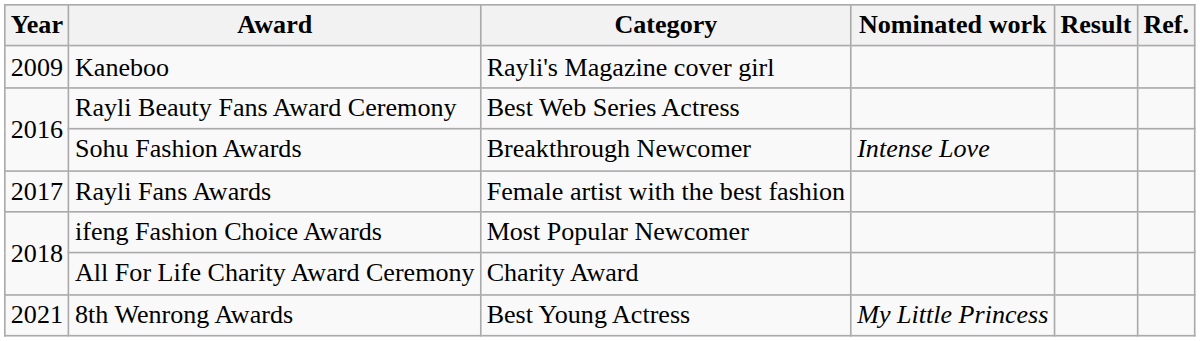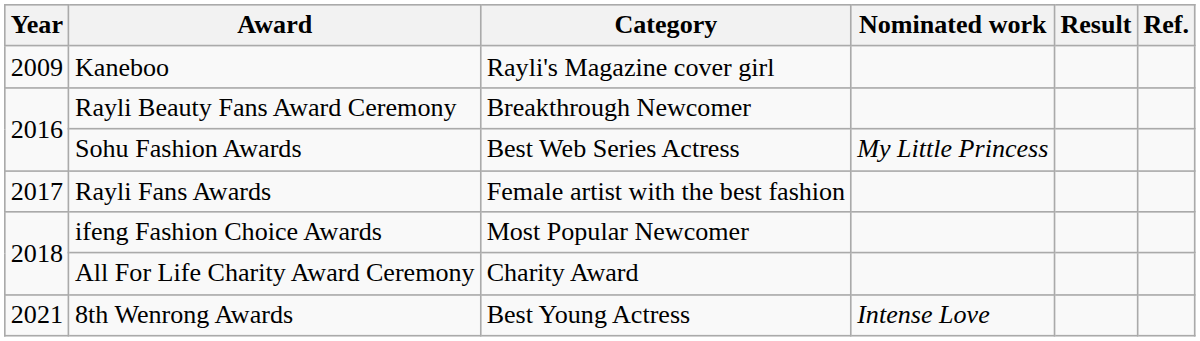(613, 107) Best Web Series Actress -> (619, 107) Breakthrough Newcomer
(619, 149) Breakthrough Newcomer -> (613, 149) Best Web Series Actress
(923, 149) Intense Love -> (953, 149) My Little Princess
(953, 314) My Little Princess -> (923, 314) Intense Love
